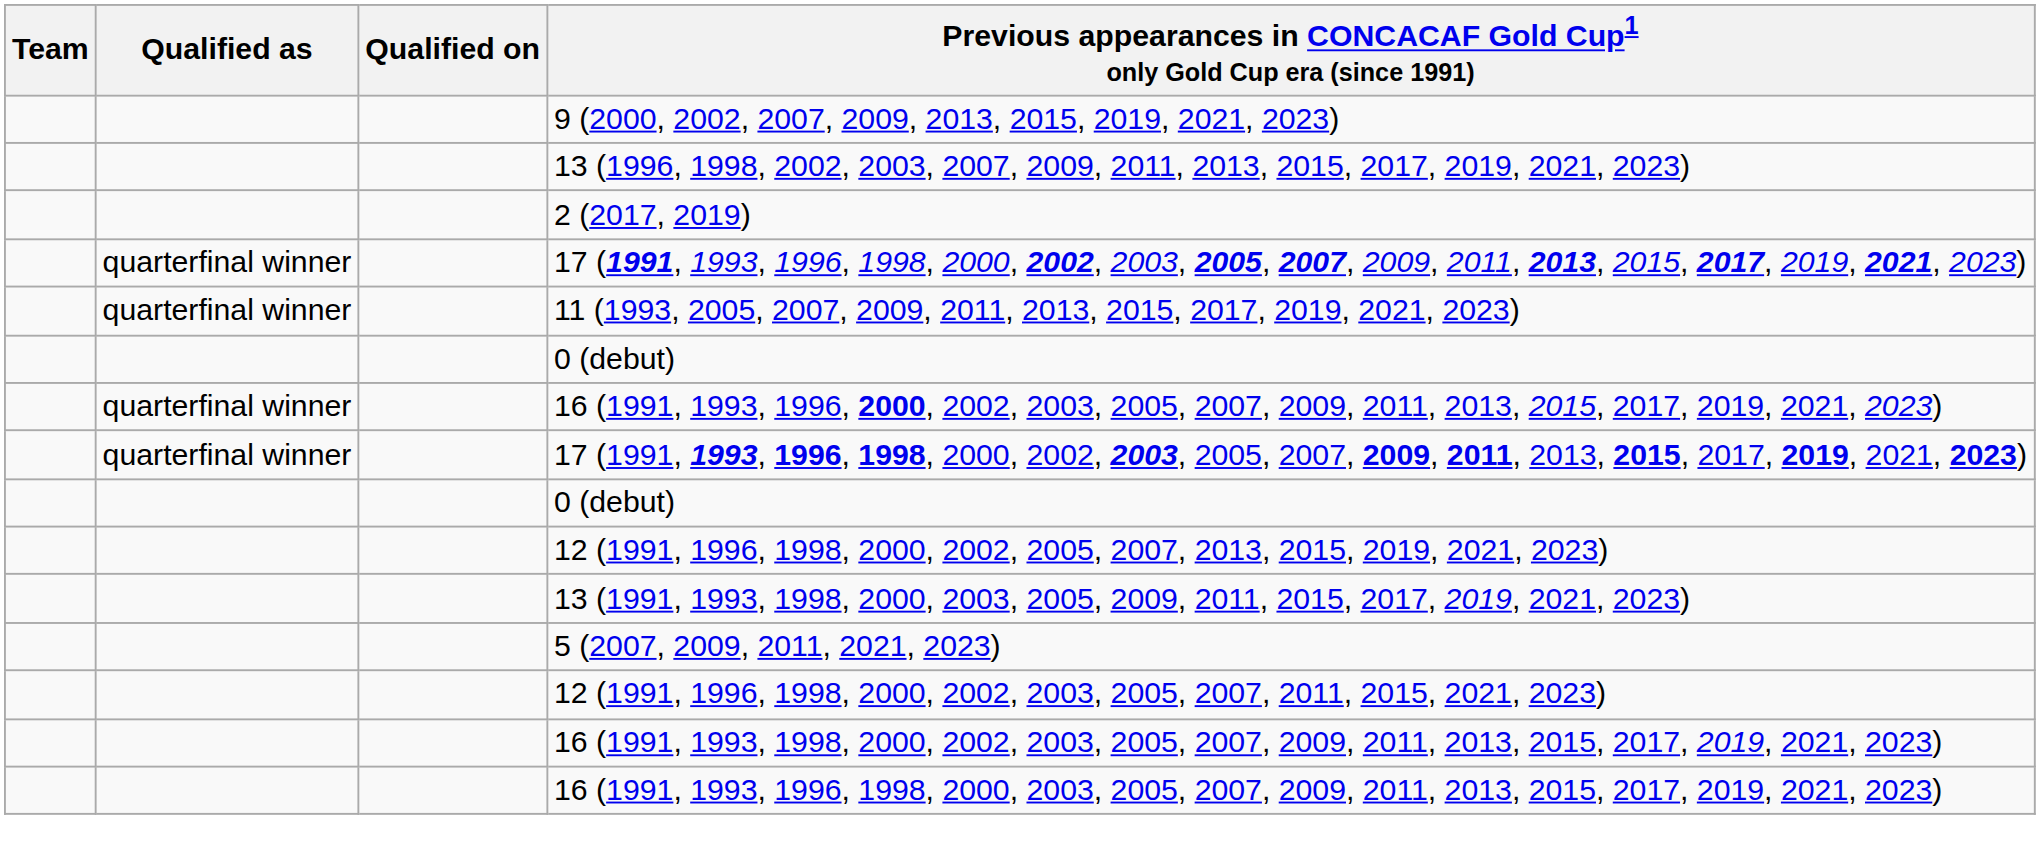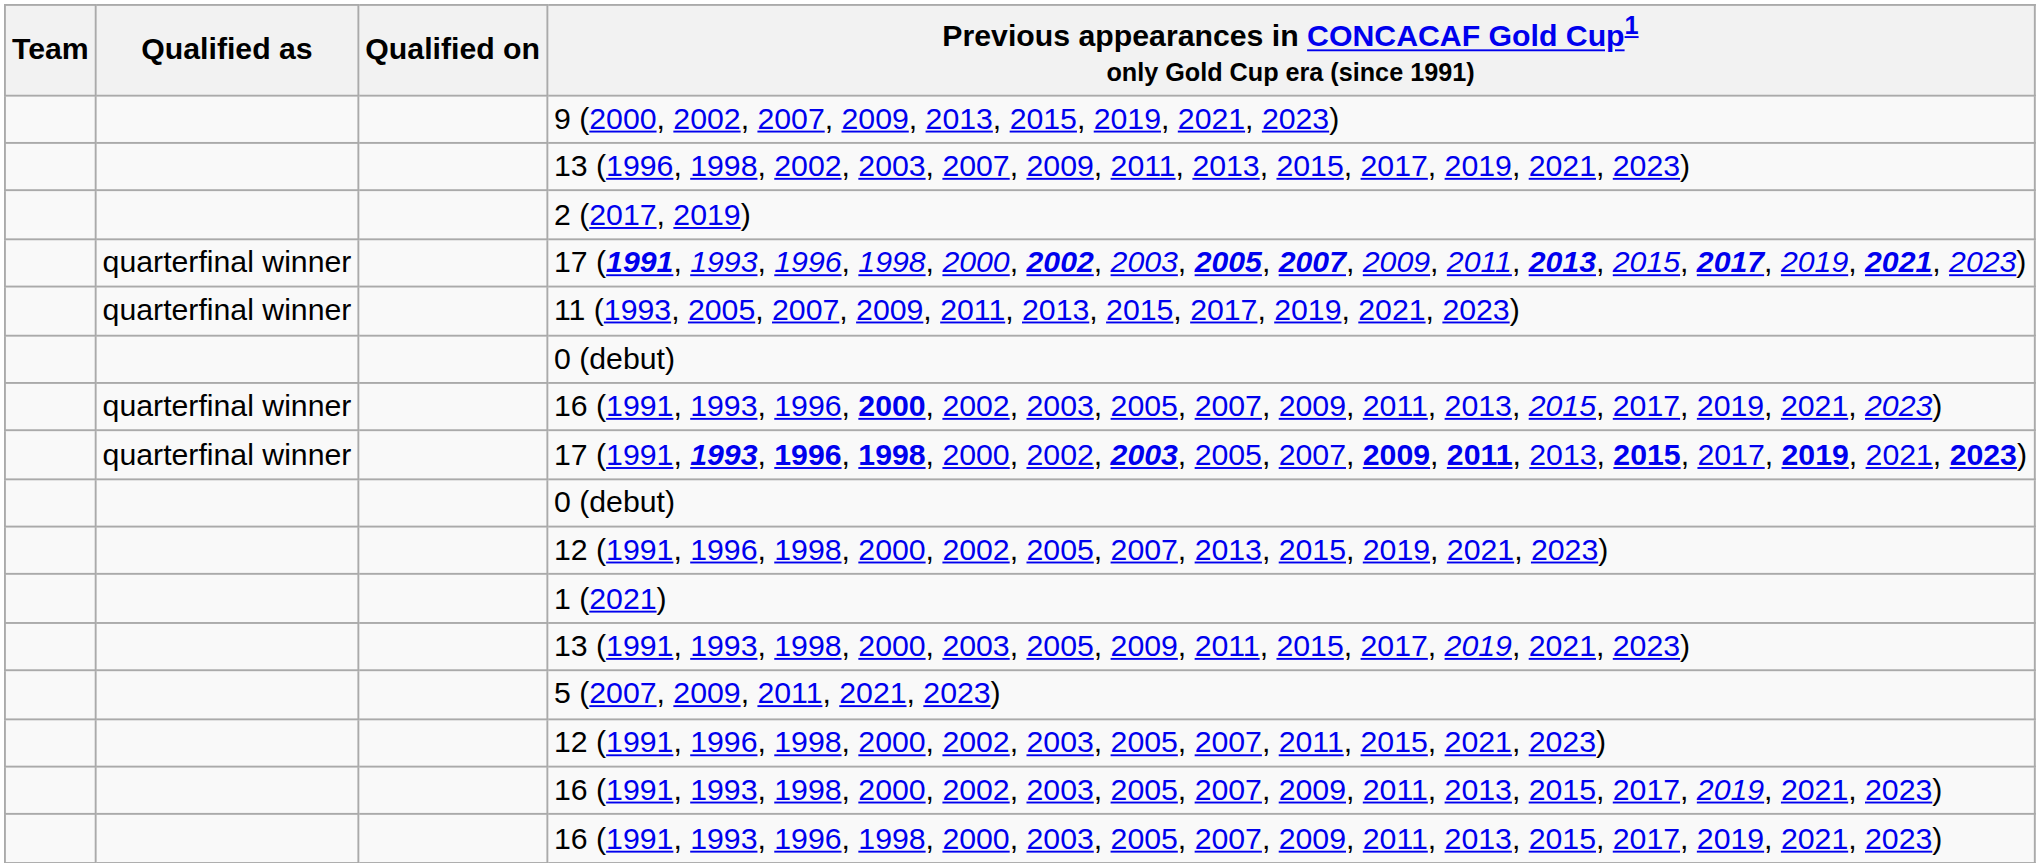+ row: (227, 599)
